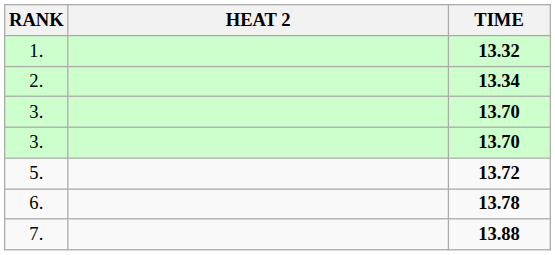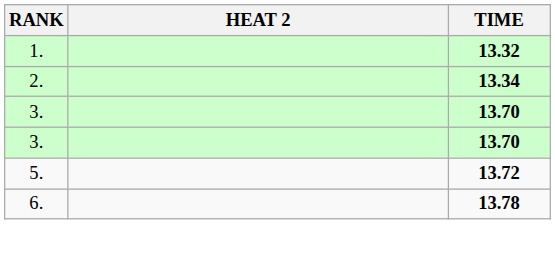- row: (36, 234)
